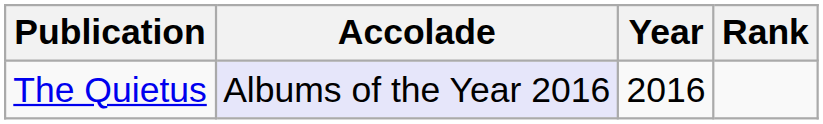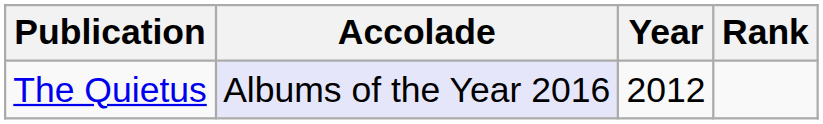(666, 88) 2016 -> (666, 88) 2012
